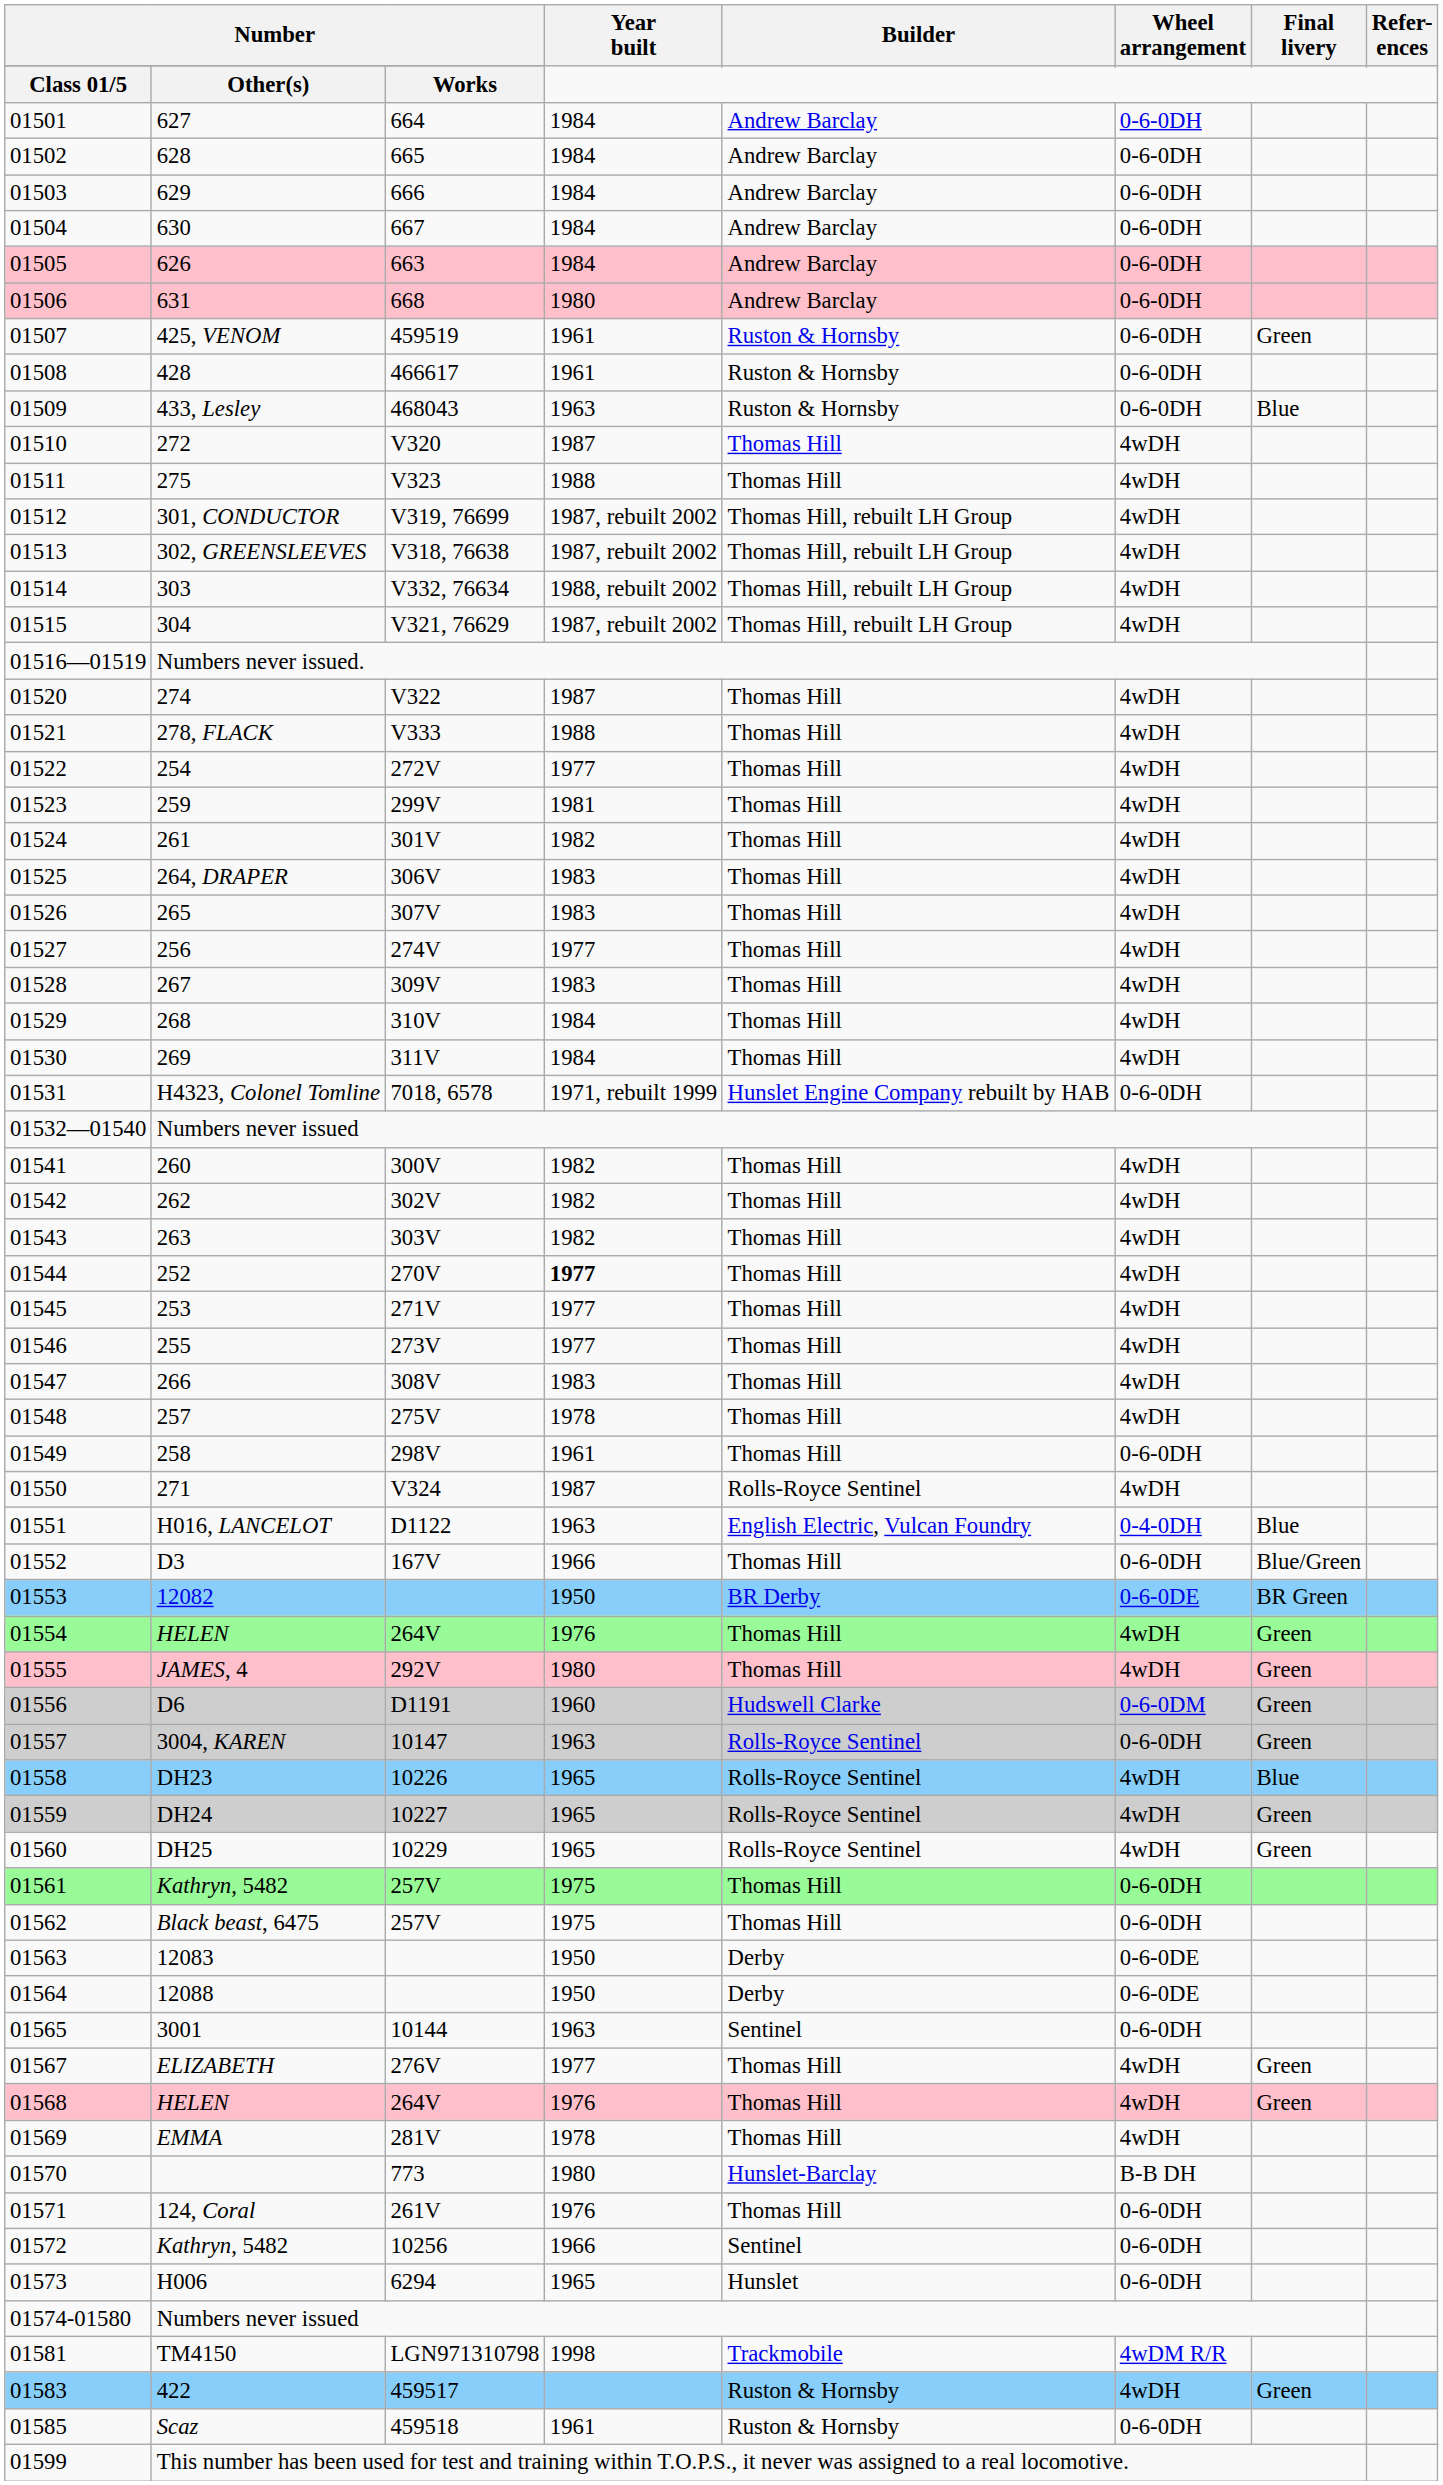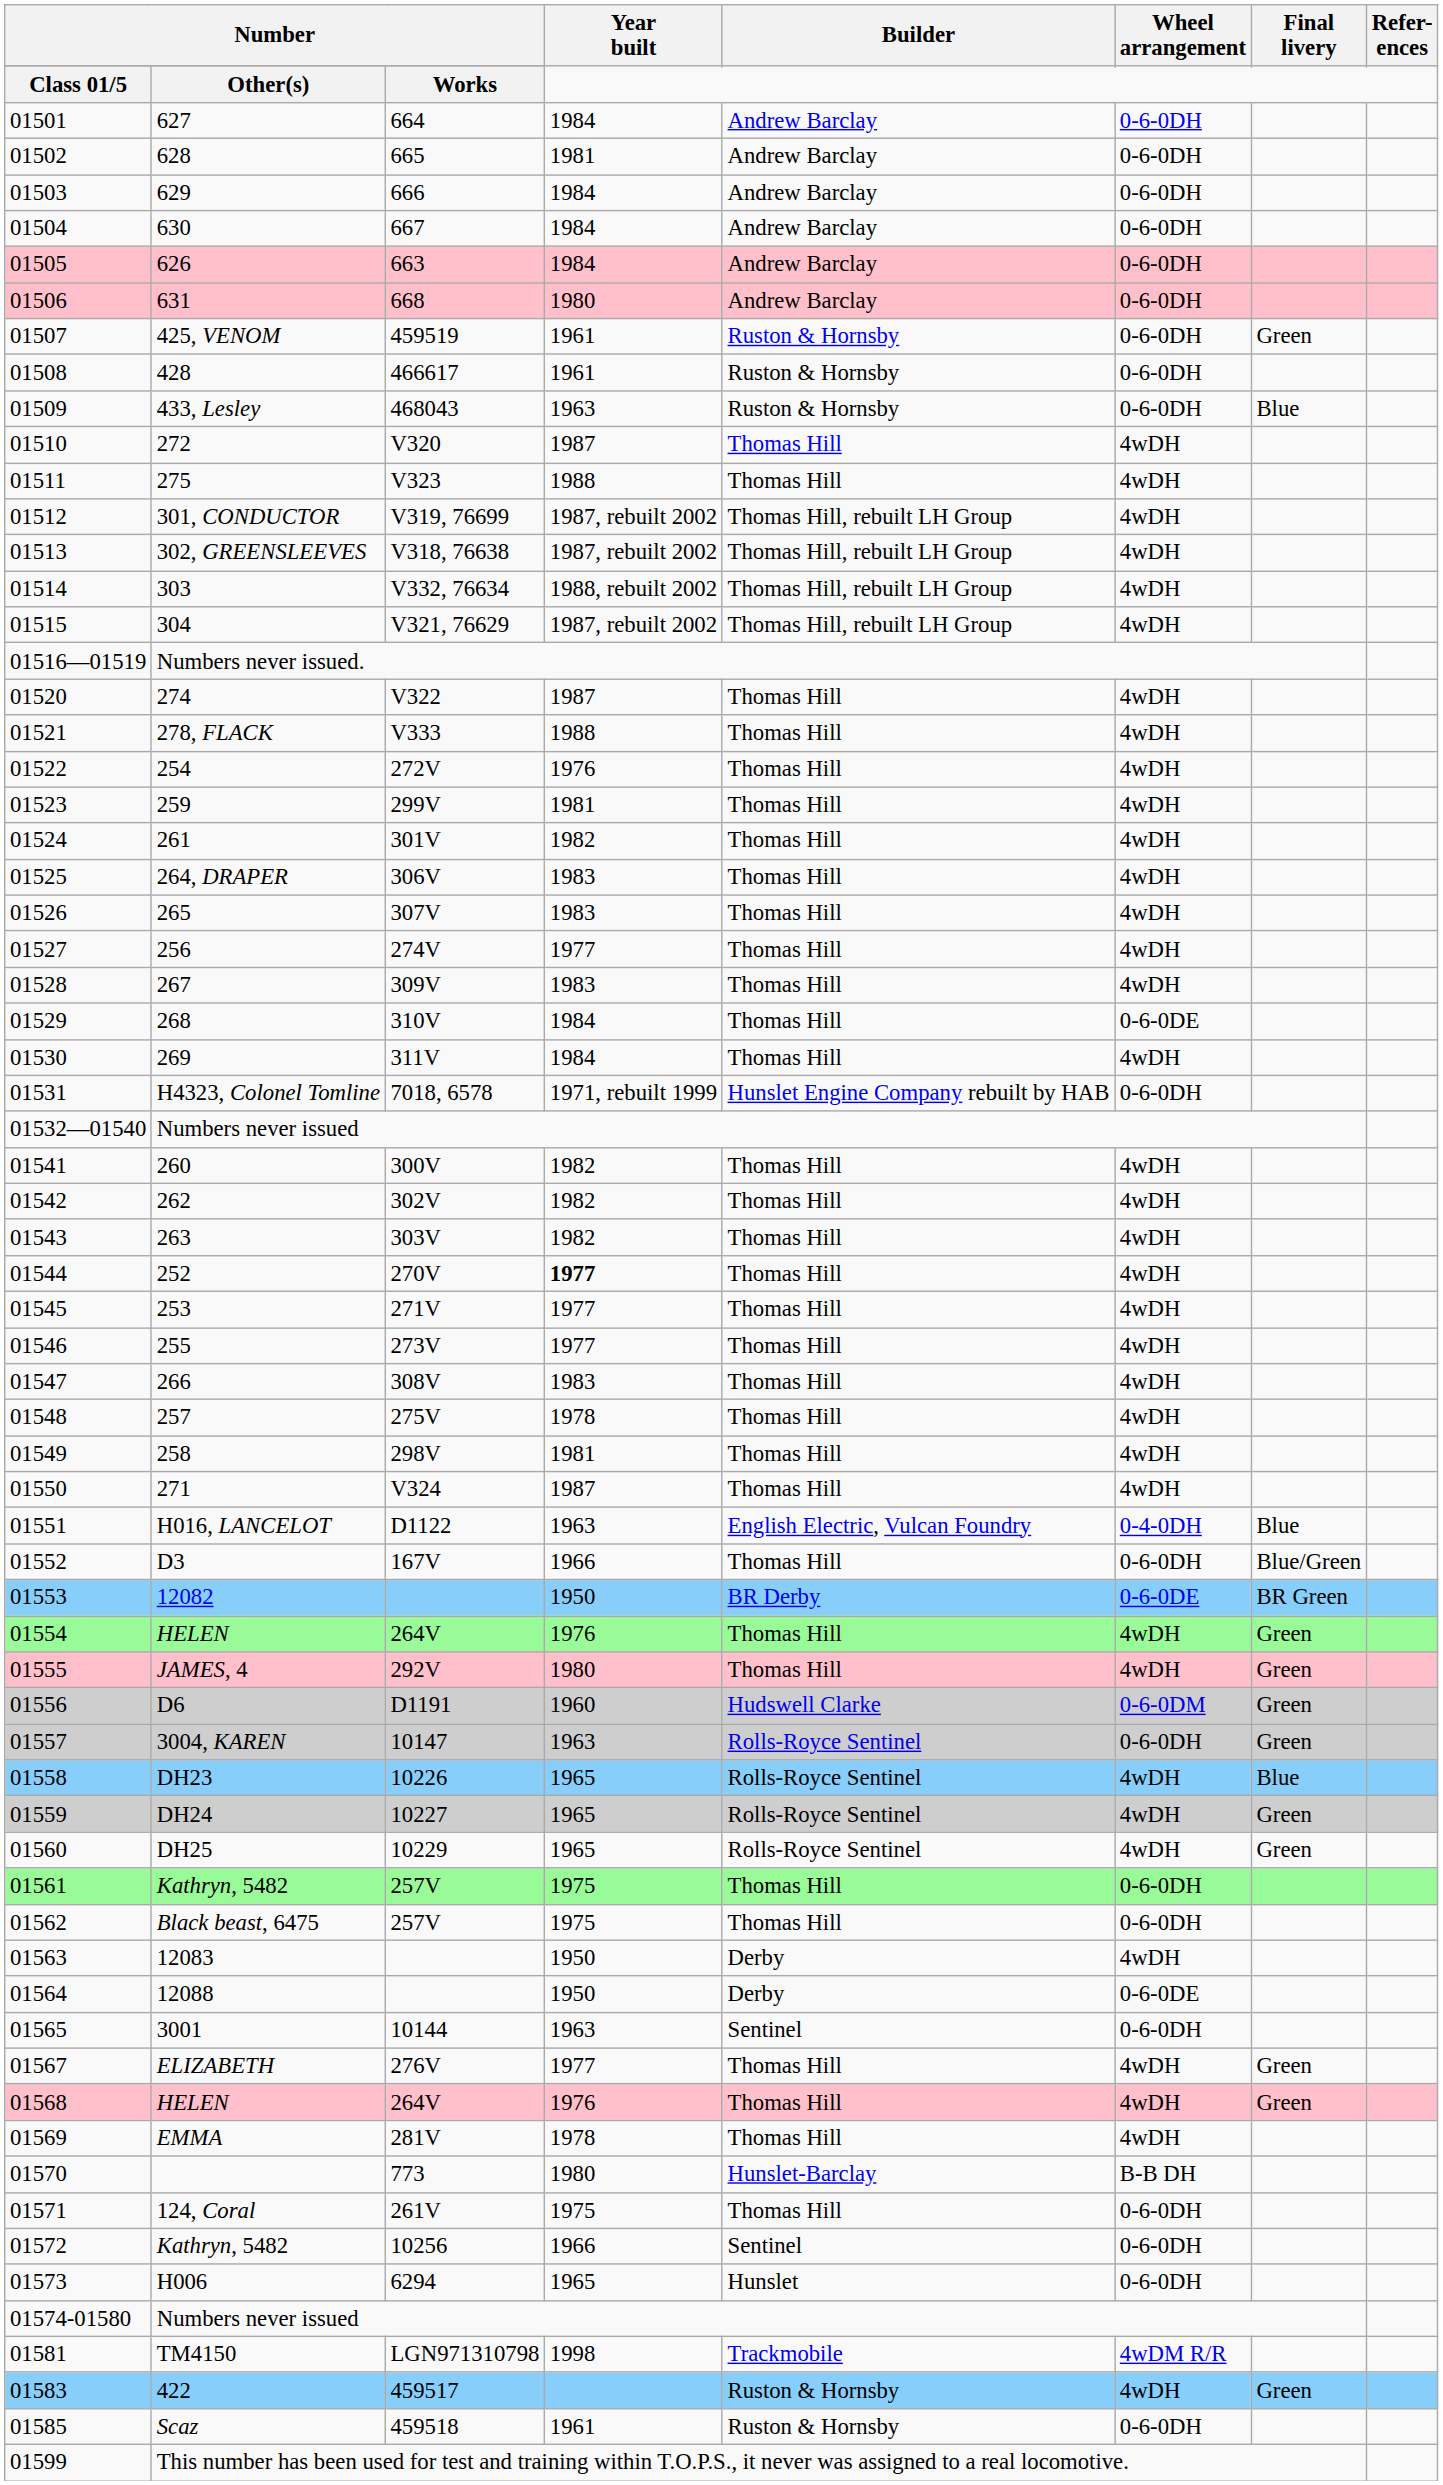(573, 156) 1984 -> (573, 156) 1981
(573, 768) 1977 -> (573, 768) 1976
(1150, 1020) 4wDH -> (1160, 1020) 0-6-0DE
(573, 1453) 1961 -> (573, 1453) 1981
(1161, 1453) 0-6-0DH -> (1150, 1453) 4wDH
(824, 1489) Rolls-Royce Sentinel -> (785, 1489) Thomas Hill
(1160, 1957) 0-6-0DE -> (1150, 1957) 4wDH
(573, 2210) 1976 -> (573, 2210) 1975
